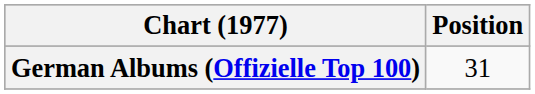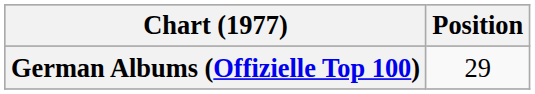(478, 67) 31 -> (478, 67) 29
